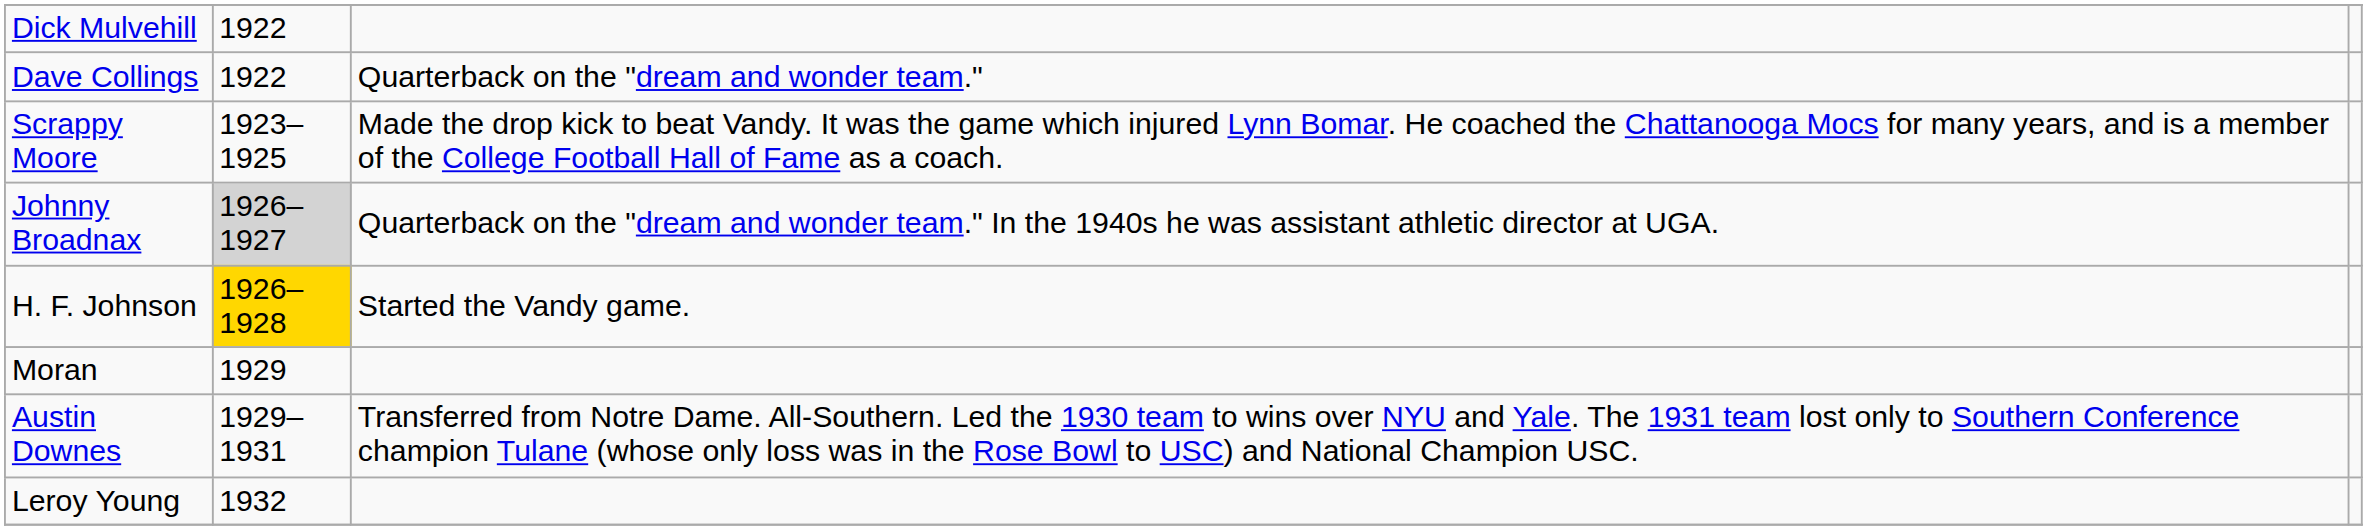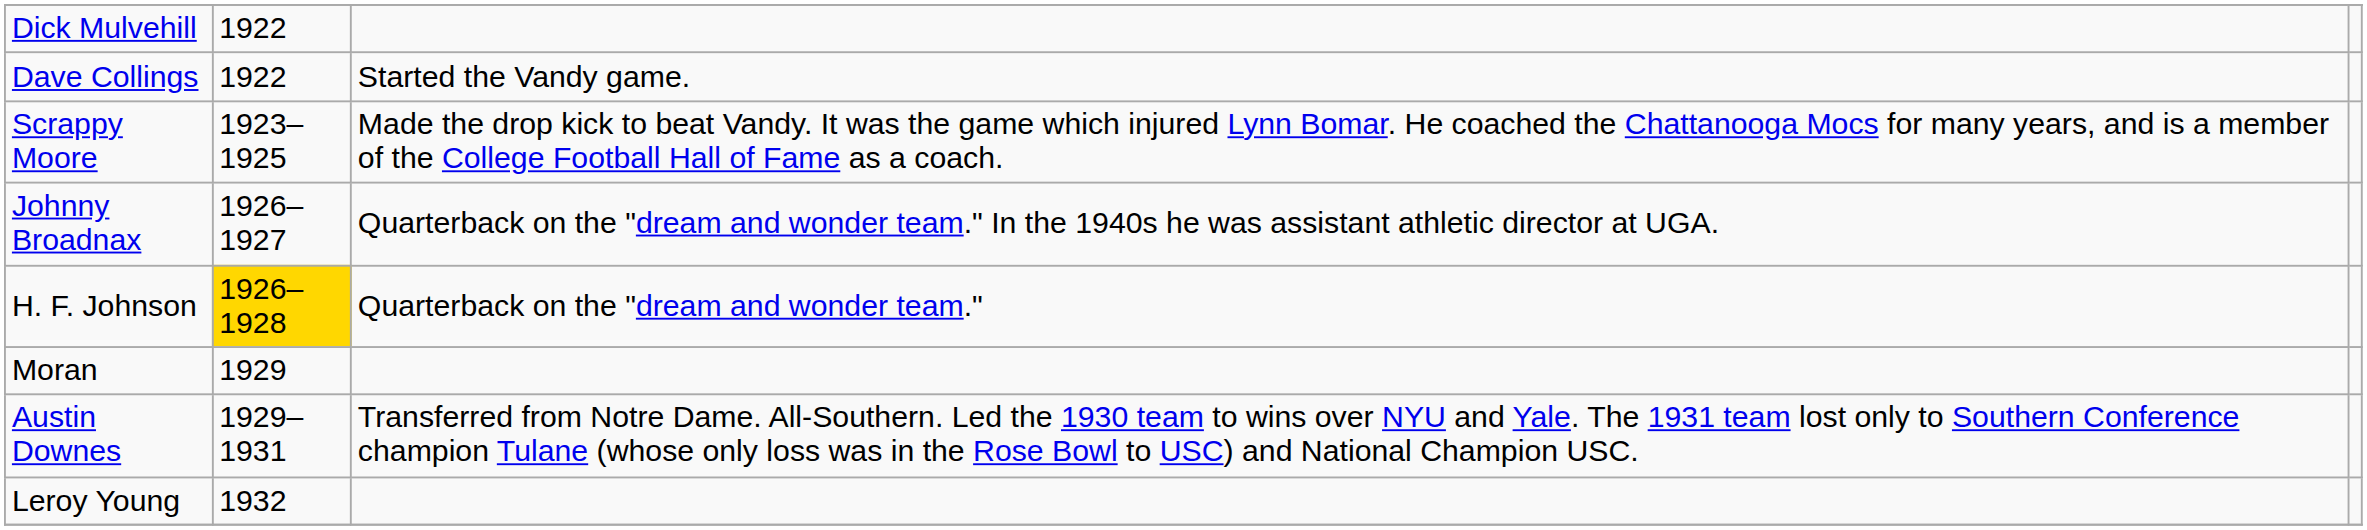(670, 76) Quarterback on the "dream and wonder team." -> (524, 76) Started the Vandy game.
(261, 223) lightgrey background -> (261, 223) no background
(524, 305) Started the Vandy game. -> (670, 305) Quarterback on the "dream and wonder team."
